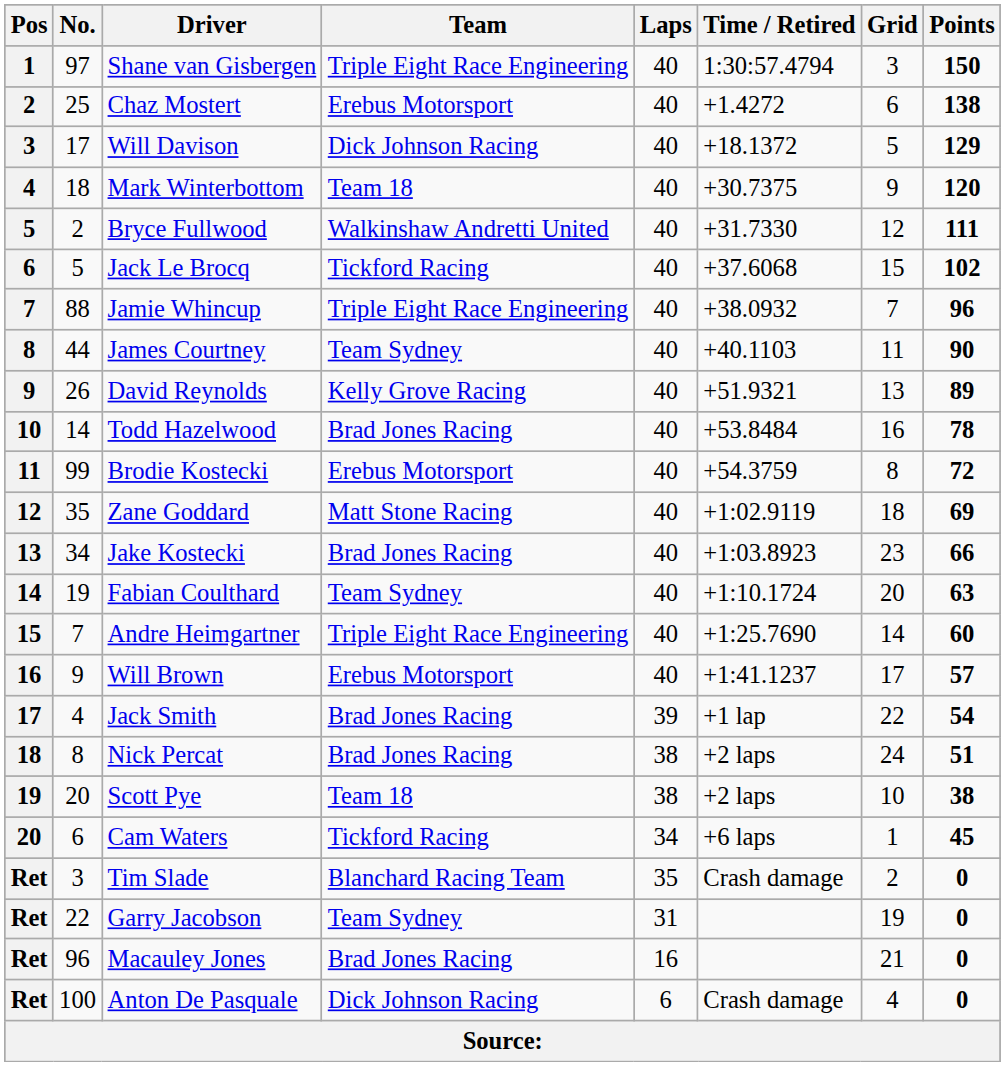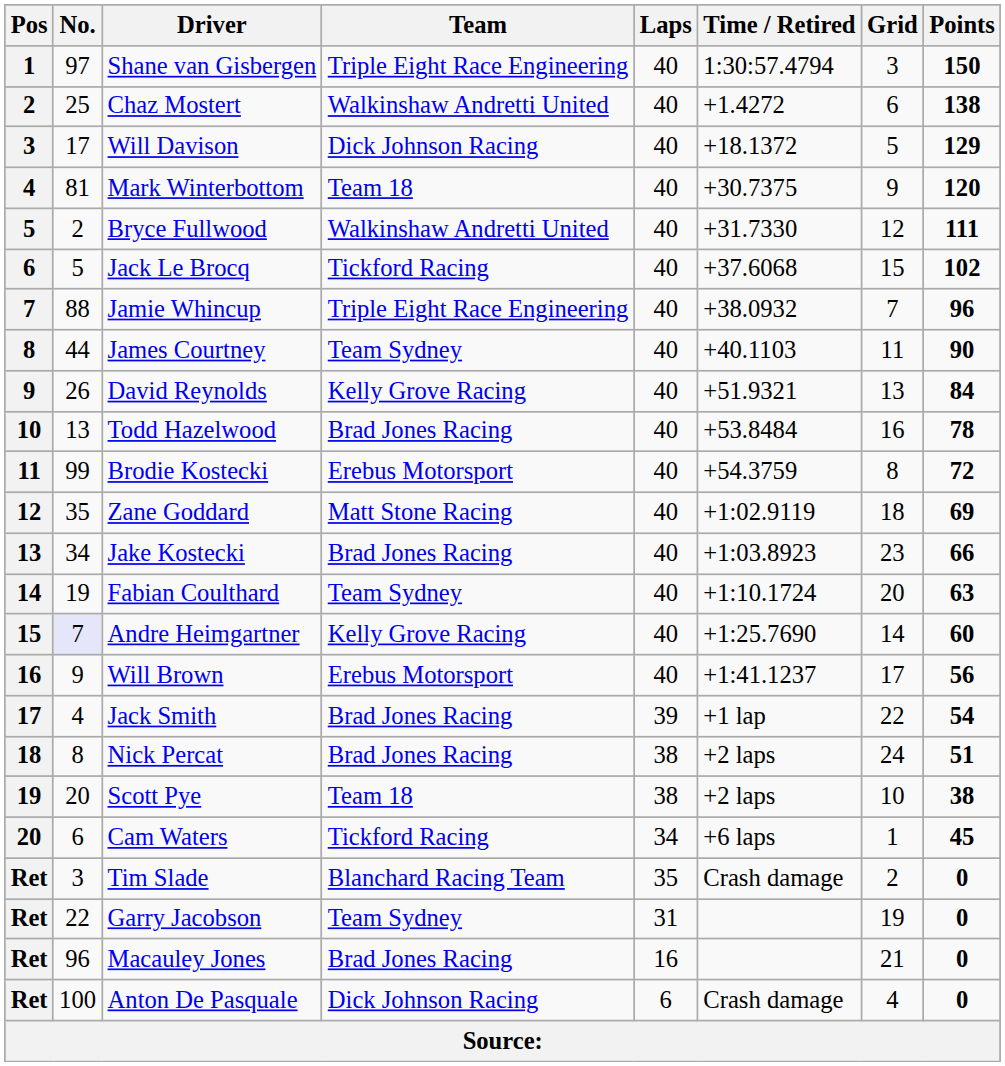(420, 106) Erebus Motorsport -> (468, 106) Walkinshaw Andretti United
(78, 187) 18 -> (78, 187) 81
(962, 390) 89 -> (962, 390) 84
(78, 431) 14 -> (78, 431) 13
(78, 634) no background -> (78, 634) lavender background
(478, 634) Triple Eight Race Engineering -> (427, 634) Kelly Grove Racing
(962, 674) 57 -> (962, 674) 56
